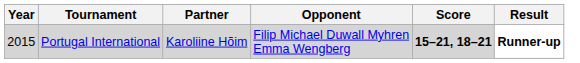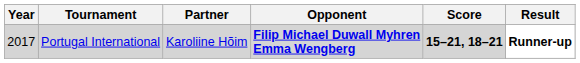(21, 41) 2015 -> (21, 41) 2017
(331, 41) normal -> (337, 41) bold
